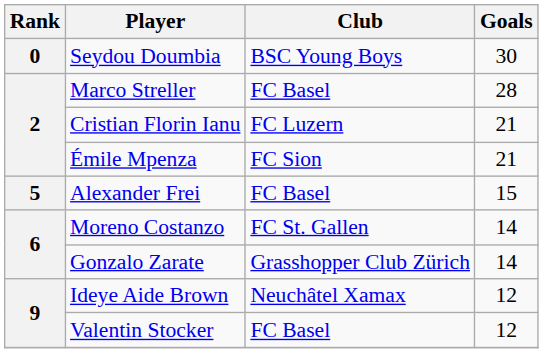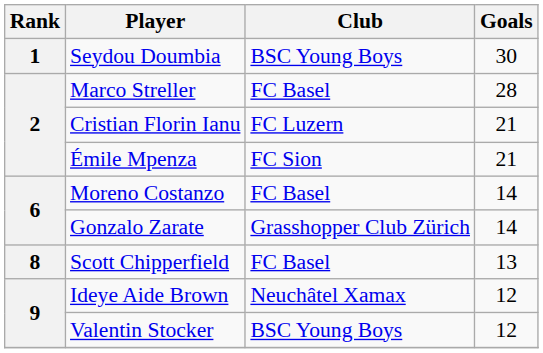(35, 55) 0 -> (35, 55) 1
- row: (135, 192)
(310, 227) FC St. Gallen -> (290, 192) FC Basel
+ row: (150, 261)
(290, 329) FC Basel -> (326, 329) BSC Young Boys
